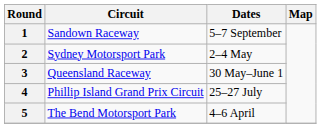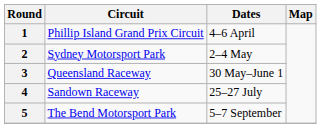(93, 33) Sandown Raceway -> (126, 33) Phillip Island Grand Prix Circuit
(245, 33) 5–7 September -> (232, 33) 4–6 April
(126, 92) Phillip Island Grand Prix Circuit -> (93, 92) Sandown Raceway
(232, 112) 4–6 April -> (245, 112) 5–7 September
